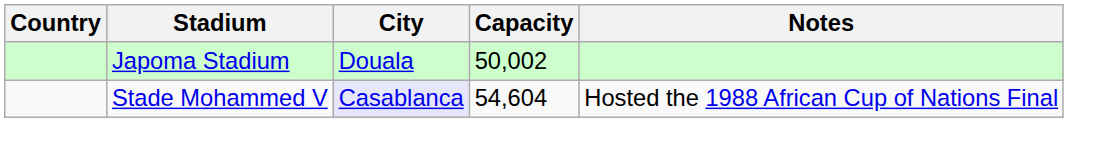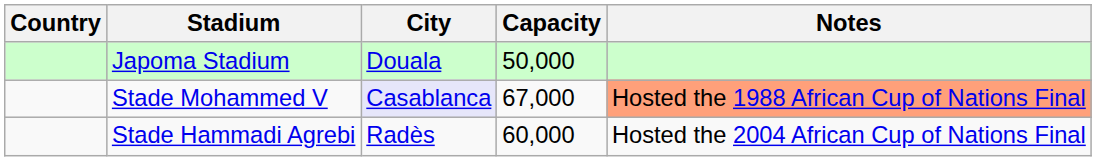(511, 60) 50,002 -> (538, 60) 50,000
(511, 98) 54,604 -> (538, 98) 67,000
(821, 98) no background -> (849, 98) lightsalmon background
+ row: (234, 135)
